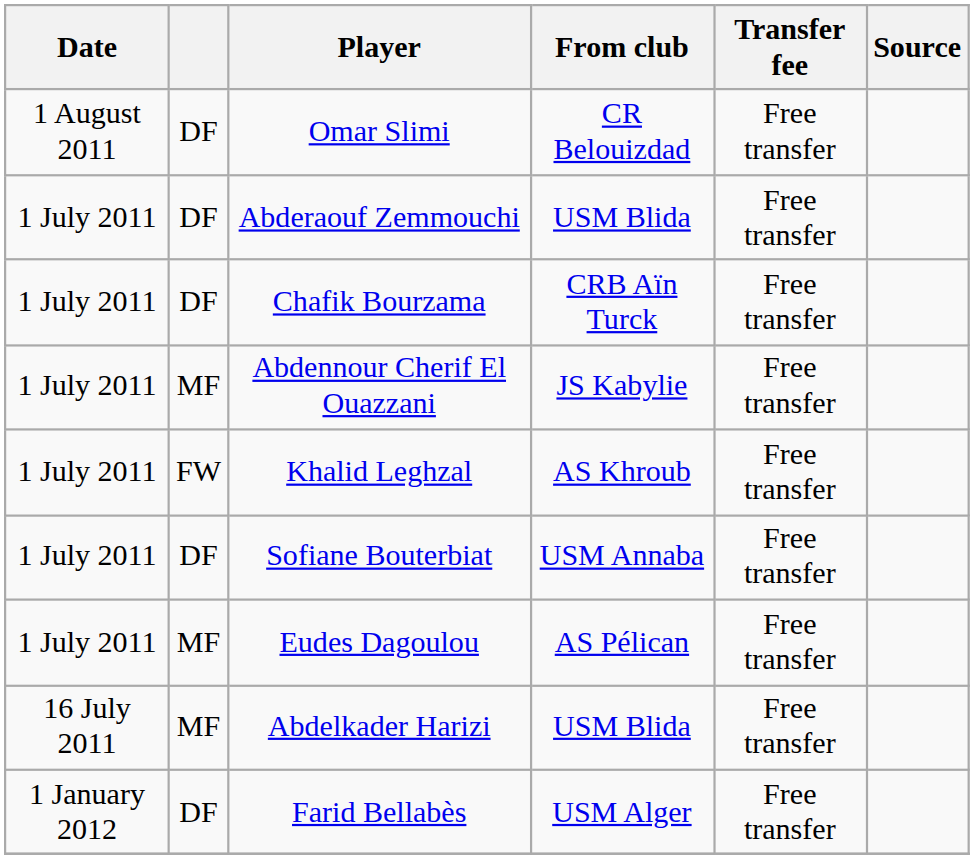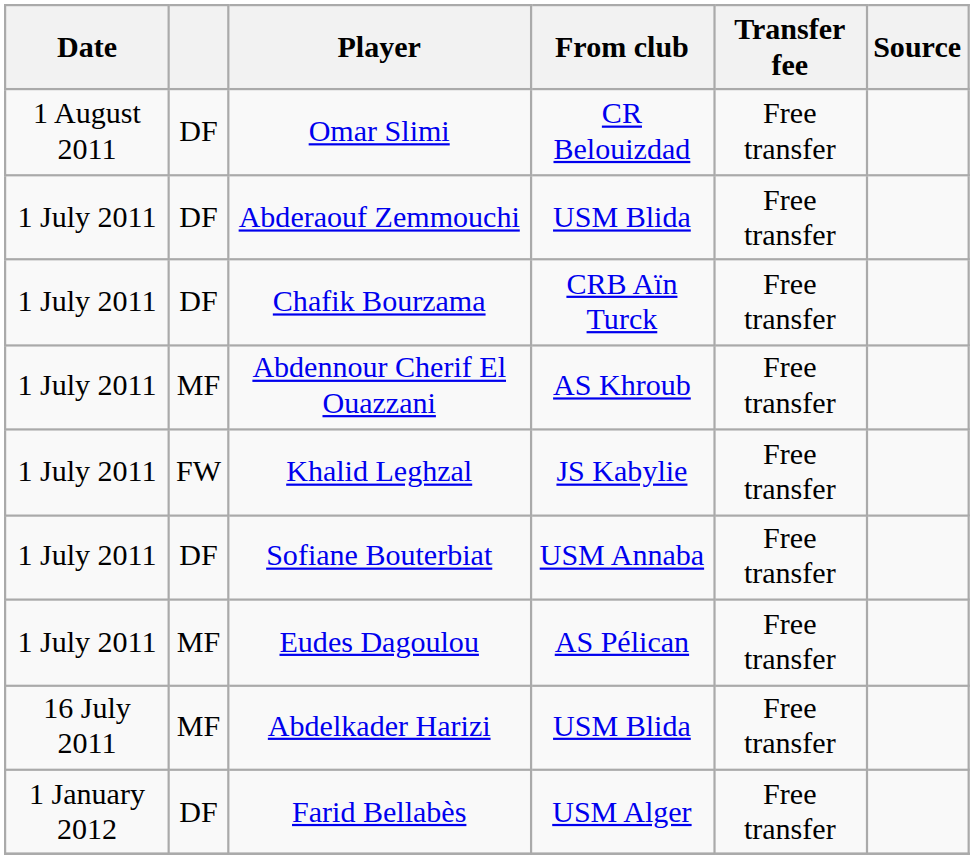(622, 386) JS Kabylie -> (622, 386) AS Khroub
(622, 471) AS Khroub -> (622, 471) JS Kabylie
